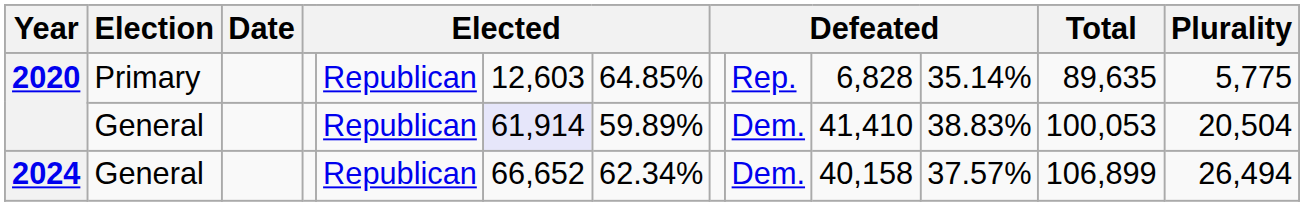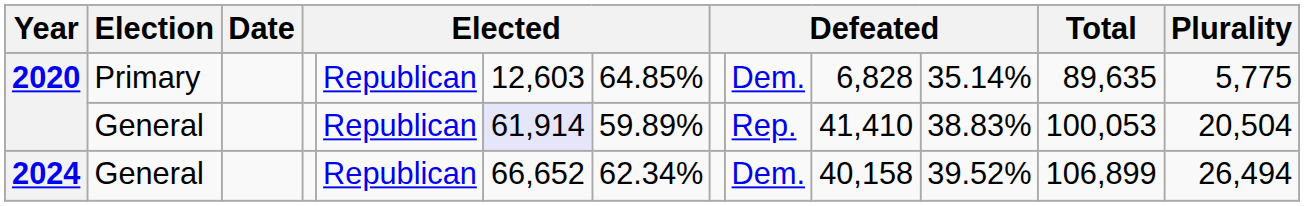(764, 77) Rep. -> (768, 77) Dem.
(768, 126) Dem. -> (764, 126) Rep.
(979, 175) 37.57% -> (979, 175) 39.52%
